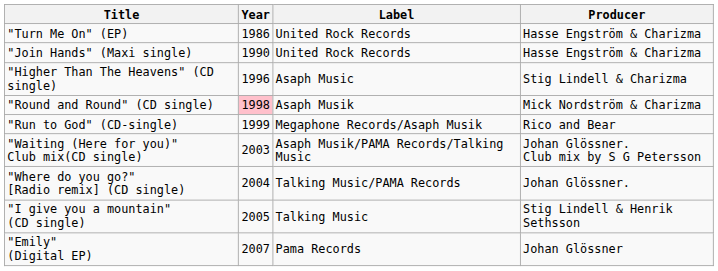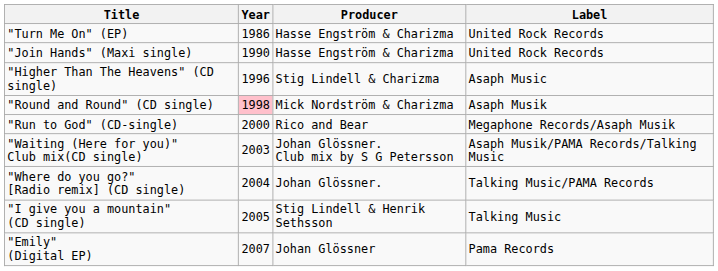columns swapped: (397, 14) <-> (617, 14)
(256, 124) 1999 -> (256, 124) 2000
